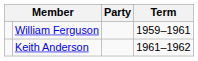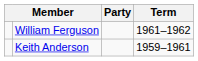(163, 30) 1959–1961 -> (163, 30) 1961–1962
(163, 47) 1961–1962 -> (163, 47) 1959–1961
